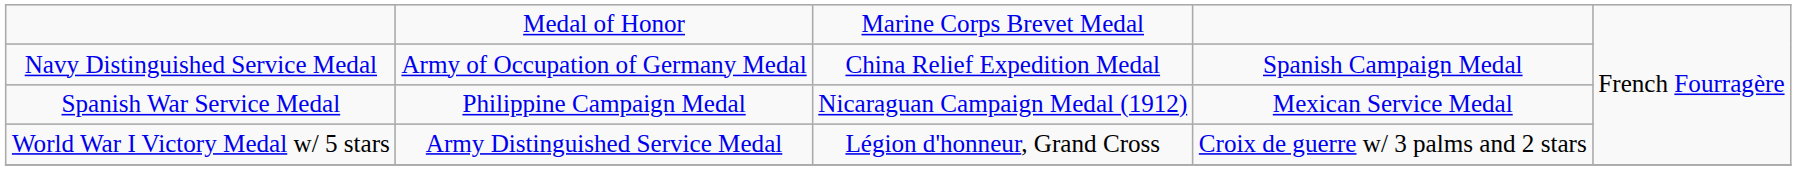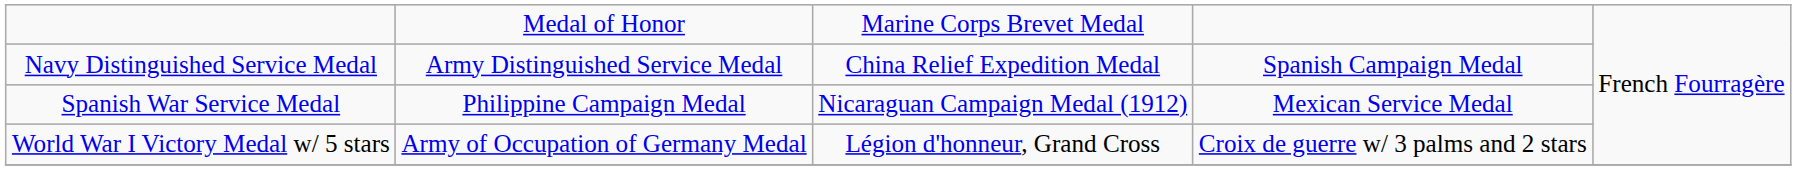(604, 64) Army of Occupation of Germany Medal -> (604, 64) Army Distinguished Service Medal
(604, 143) Army Distinguished Service Medal -> (604, 143) Army of Occupation of Germany Medal
